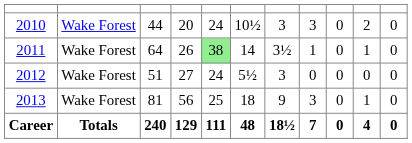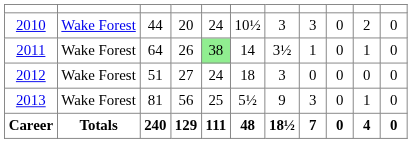(248, 75) 5½ -> (248, 75) 18
(248, 100) 18 -> (248, 100) 5½
